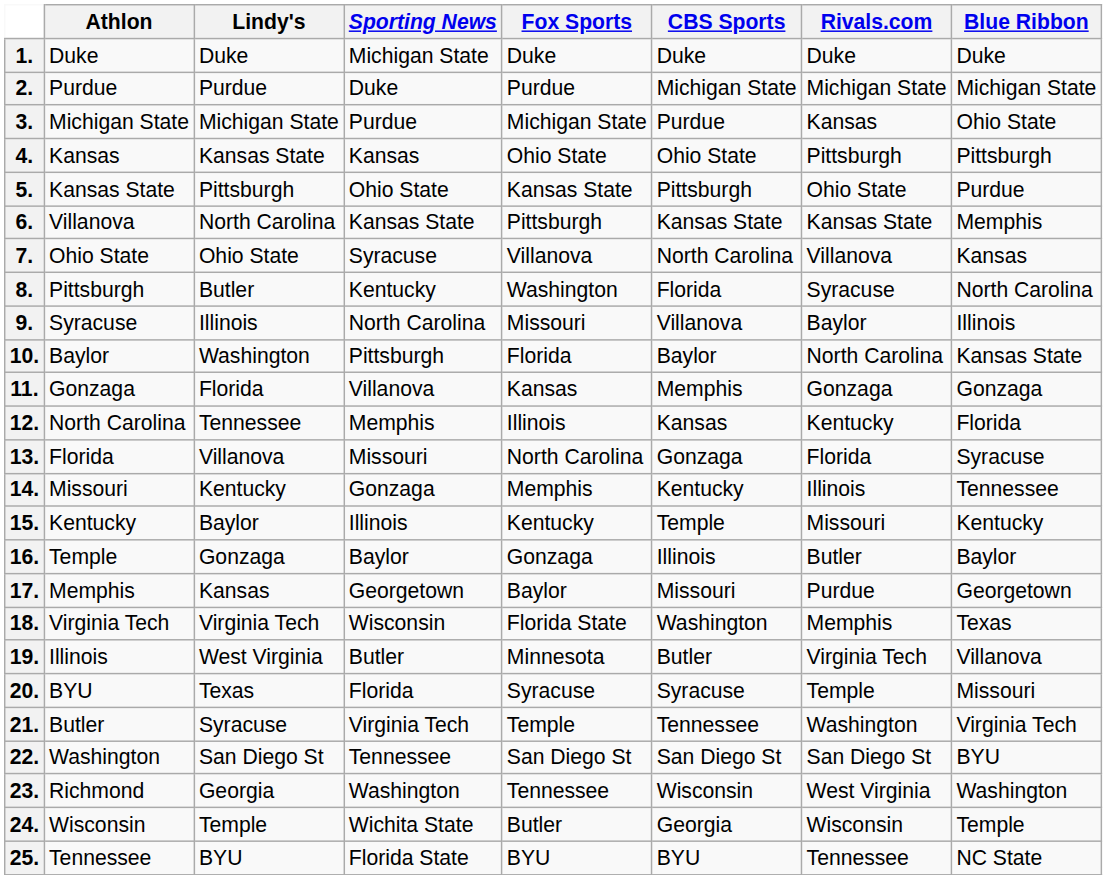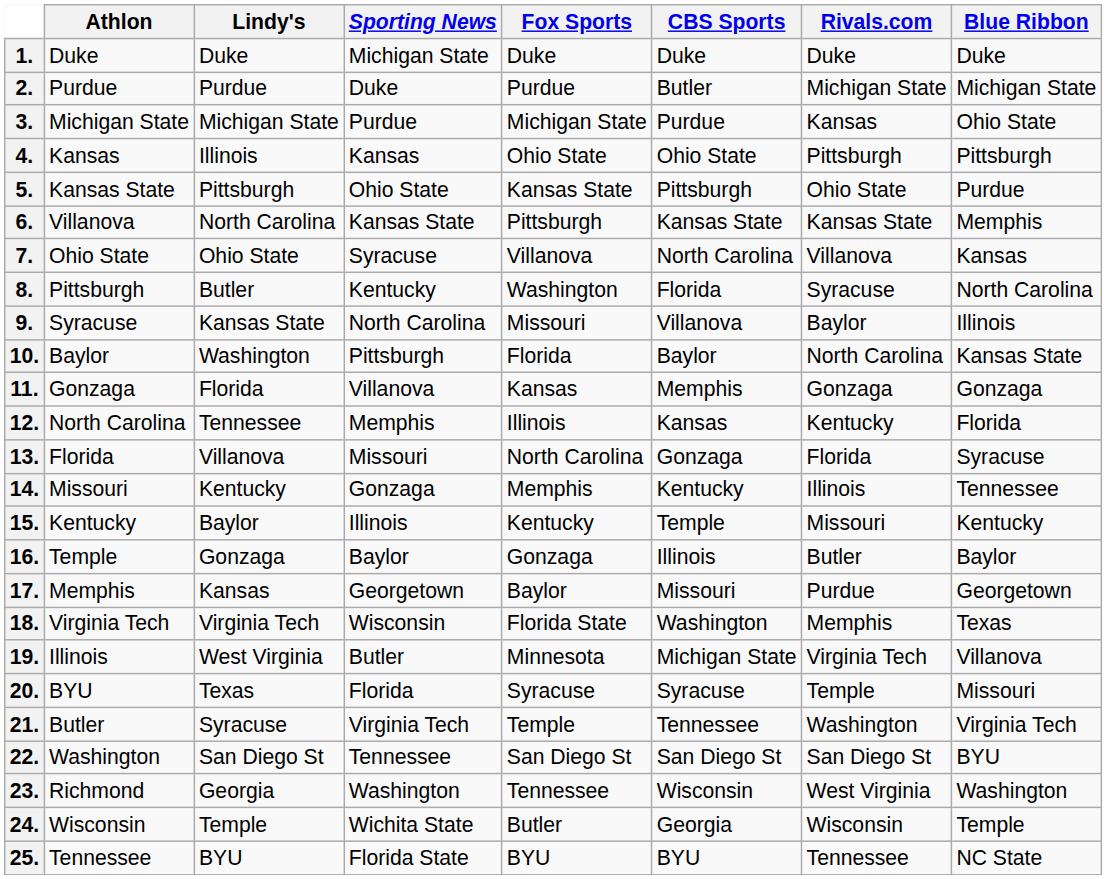(727, 89) Michigan State -> (684, 89) Butler
(262, 156) Kansas State -> (228, 156) Illinois
(228, 323) Illinois -> (262, 323) Kansas State
(684, 657) Butler -> (727, 657) Michigan State
